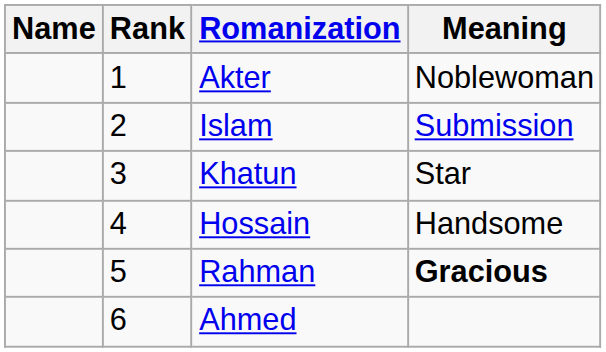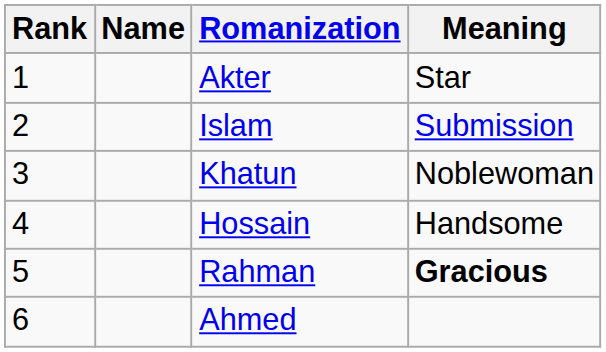columns swapped: (147, 28) <-> (54, 28)
(504, 77) Noblewoman -> (443, 77) Star
(443, 175) Star -> (504, 175) Noblewoman
